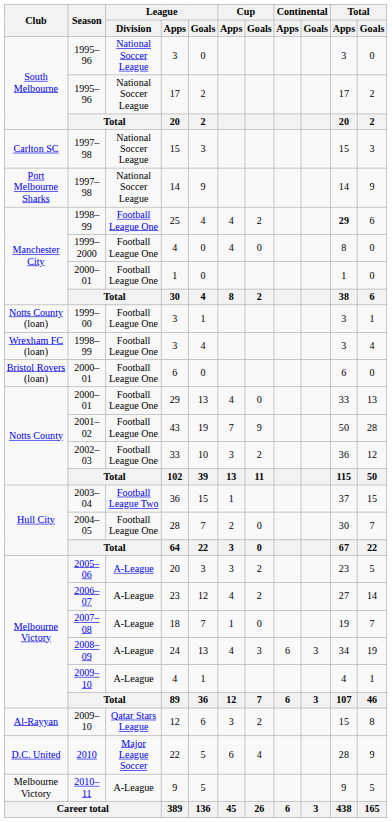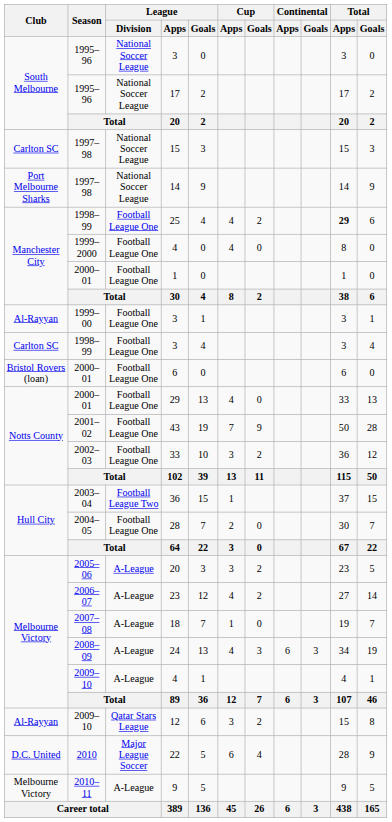(36, 318) Notts County (loan) -> (36, 318) Al-Rayyan
(36, 346) Wrexham FC (loan) -> (36, 346) Carlton SC
